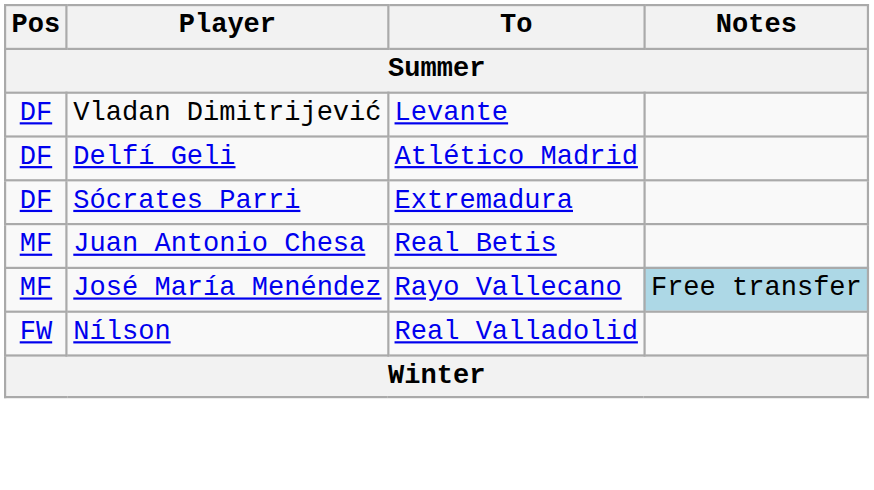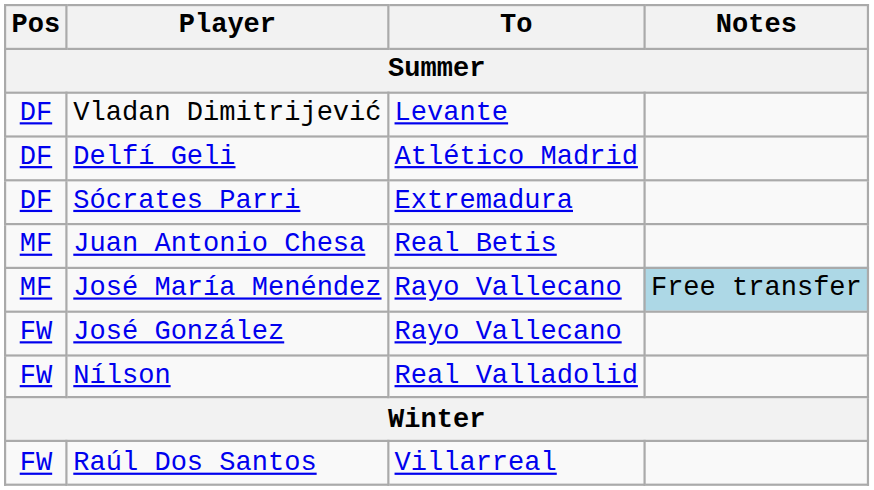+ row: (179, 333)
+ row: (195, 464)
